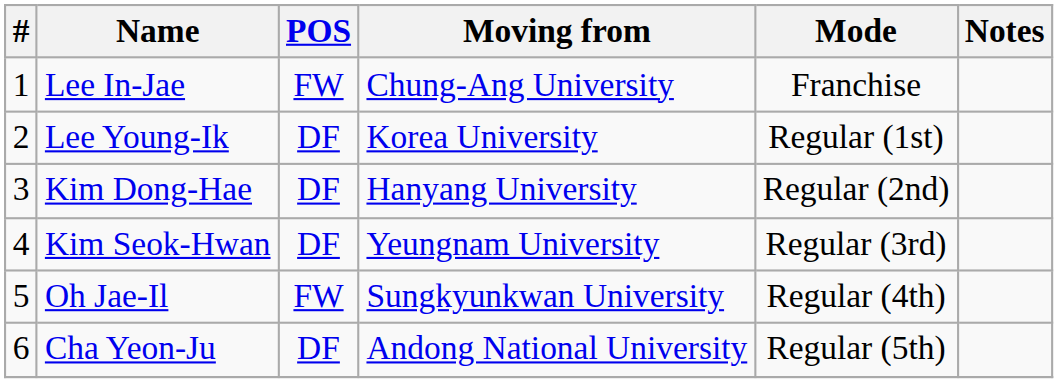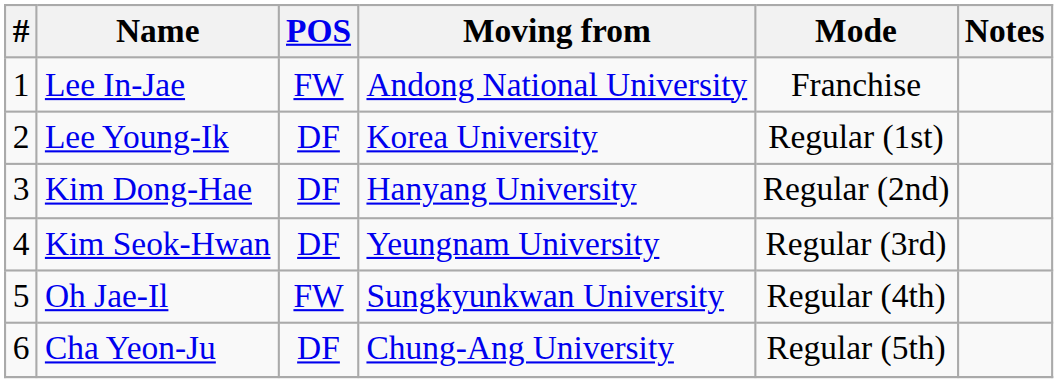(520, 84) Chung-Ang University -> (557, 84) Andong National University
(557, 349) Andong National University -> (520, 349) Chung-Ang University
